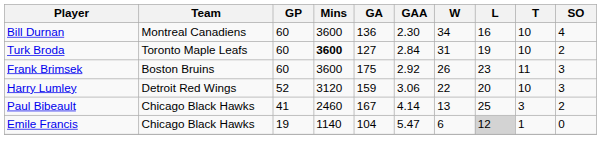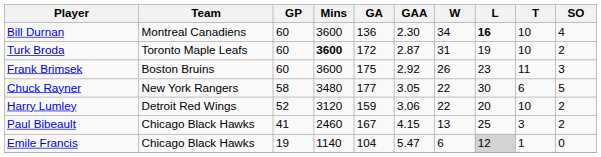(484, 32) normal -> (484, 32) bold
(366, 50) 127 -> (366, 50) 172
(408, 50) 2.84 -> (408, 50) 2.87
+ row: (44, 87)
(562, 87) 3 -> (562, 106) 2
(408, 106) 4.14 -> (408, 124) 4.15
